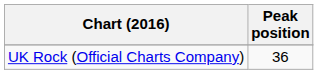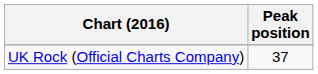(280, 57) 36 -> (280, 57) 37
